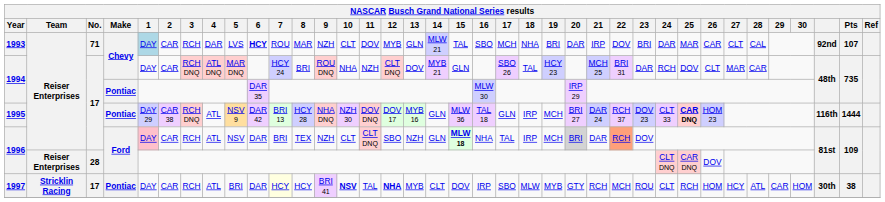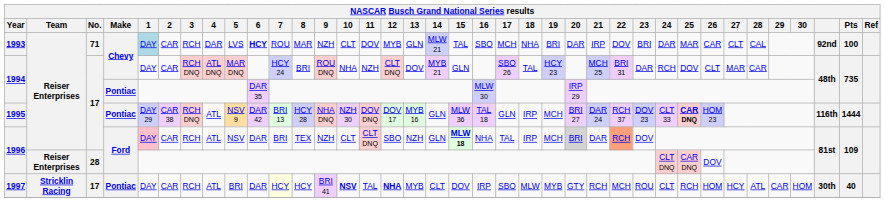(851, 44) 107 -> (851, 44) 100
(851, 186) 38 -> (851, 186) 40
